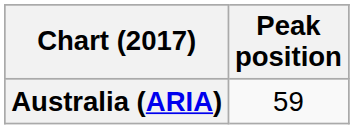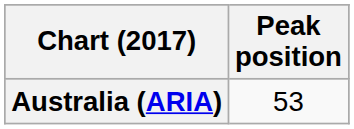(288, 100) 59 -> (288, 100) 53
